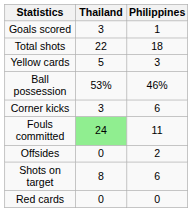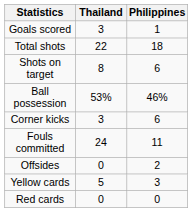rows swapped: (40, 176) <-> (40, 63)
(101, 131) lightgreen background -> (101, 143) no background
